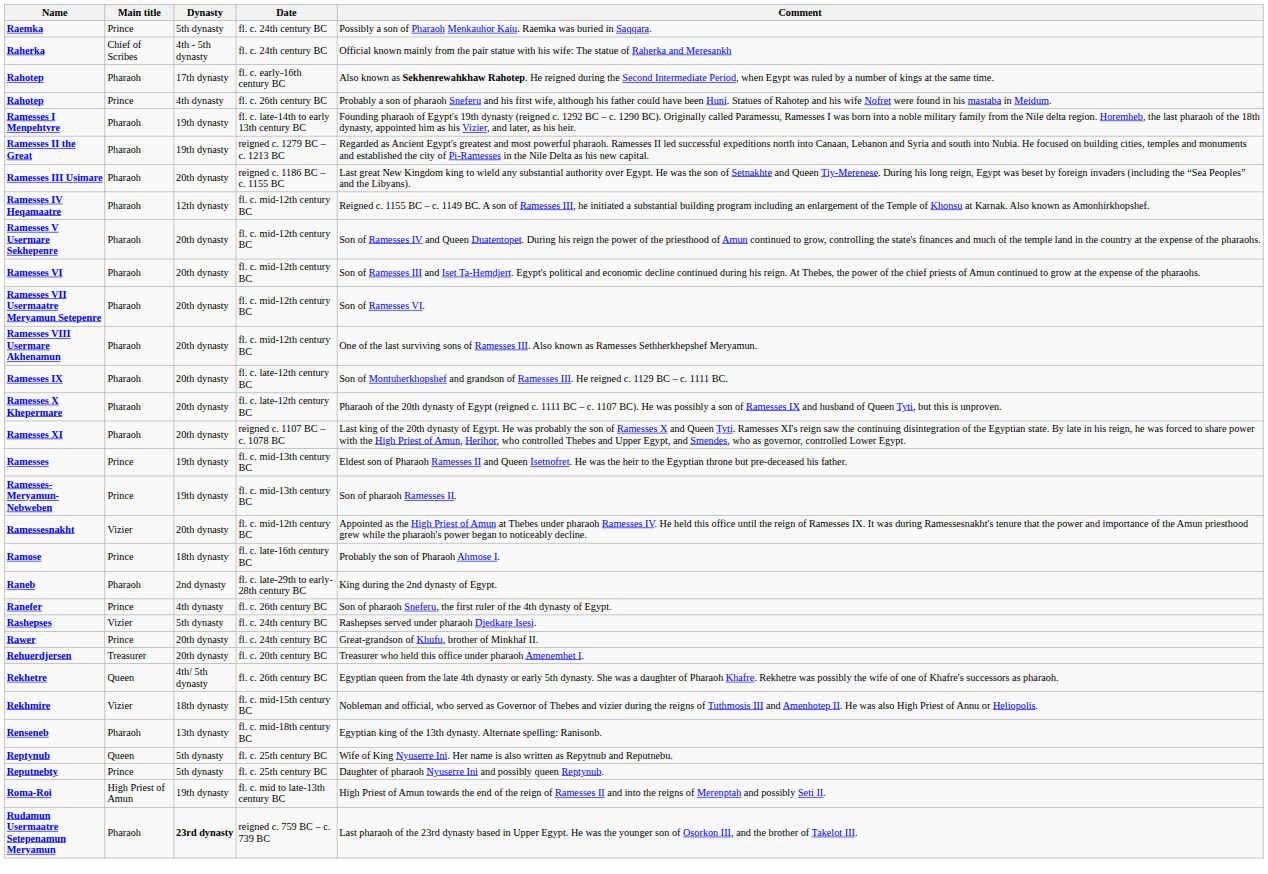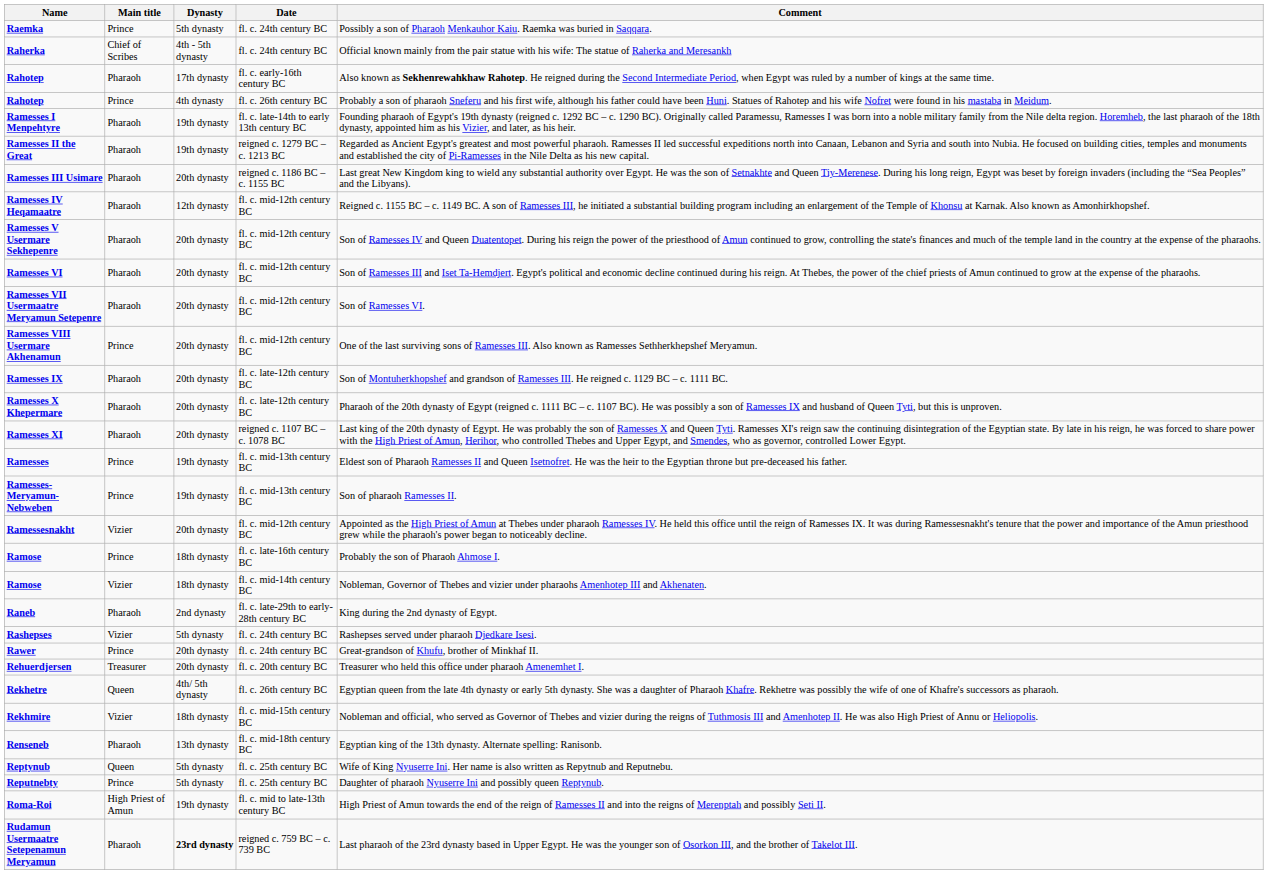(124, 345) Pharaoh -> (120, 345) Prince
+ row: (24, 585)
- row: (24, 607)
